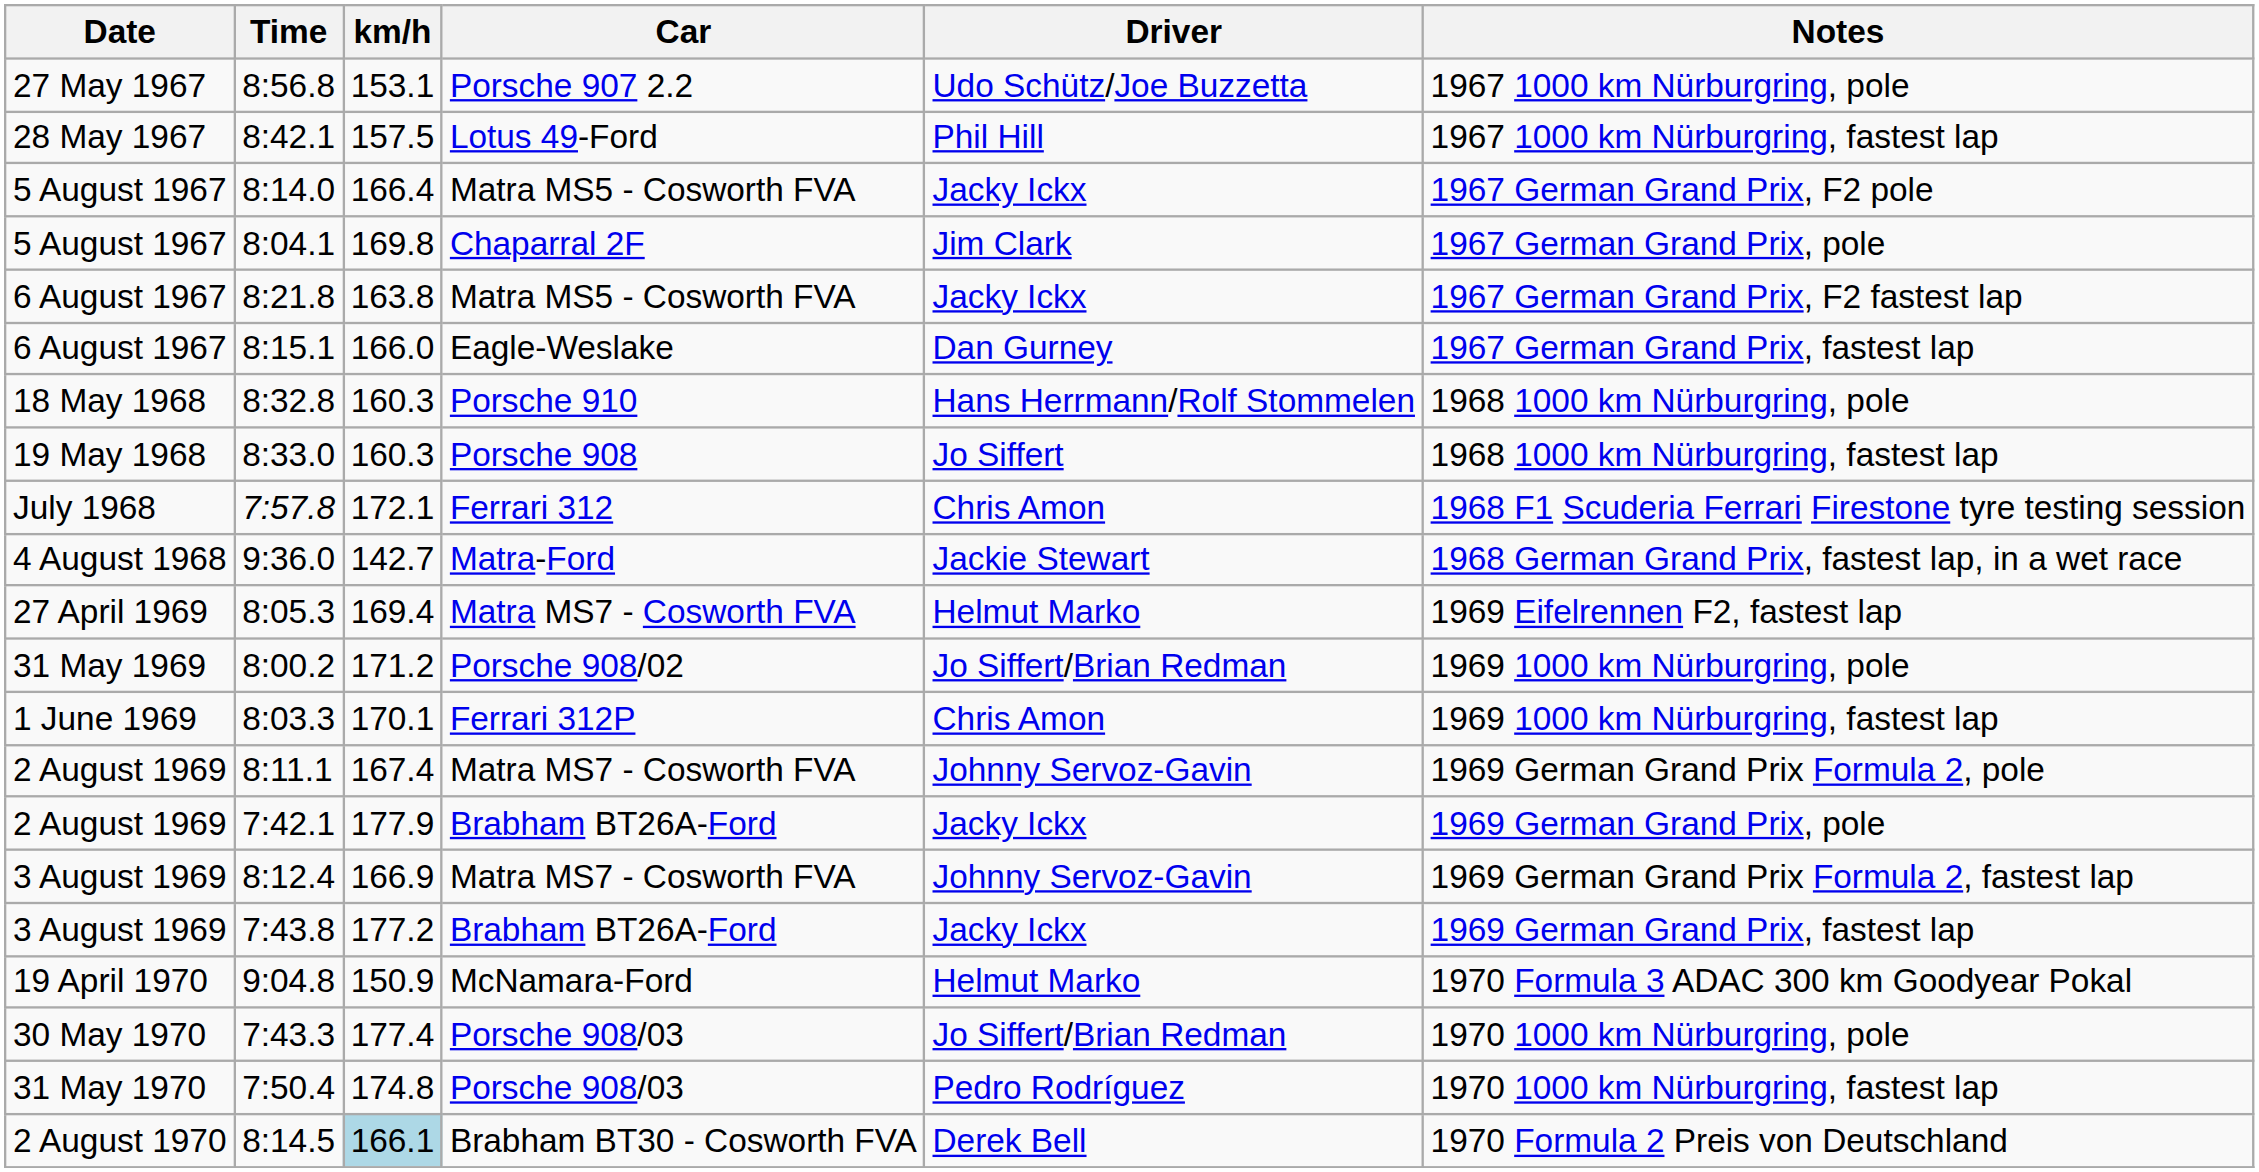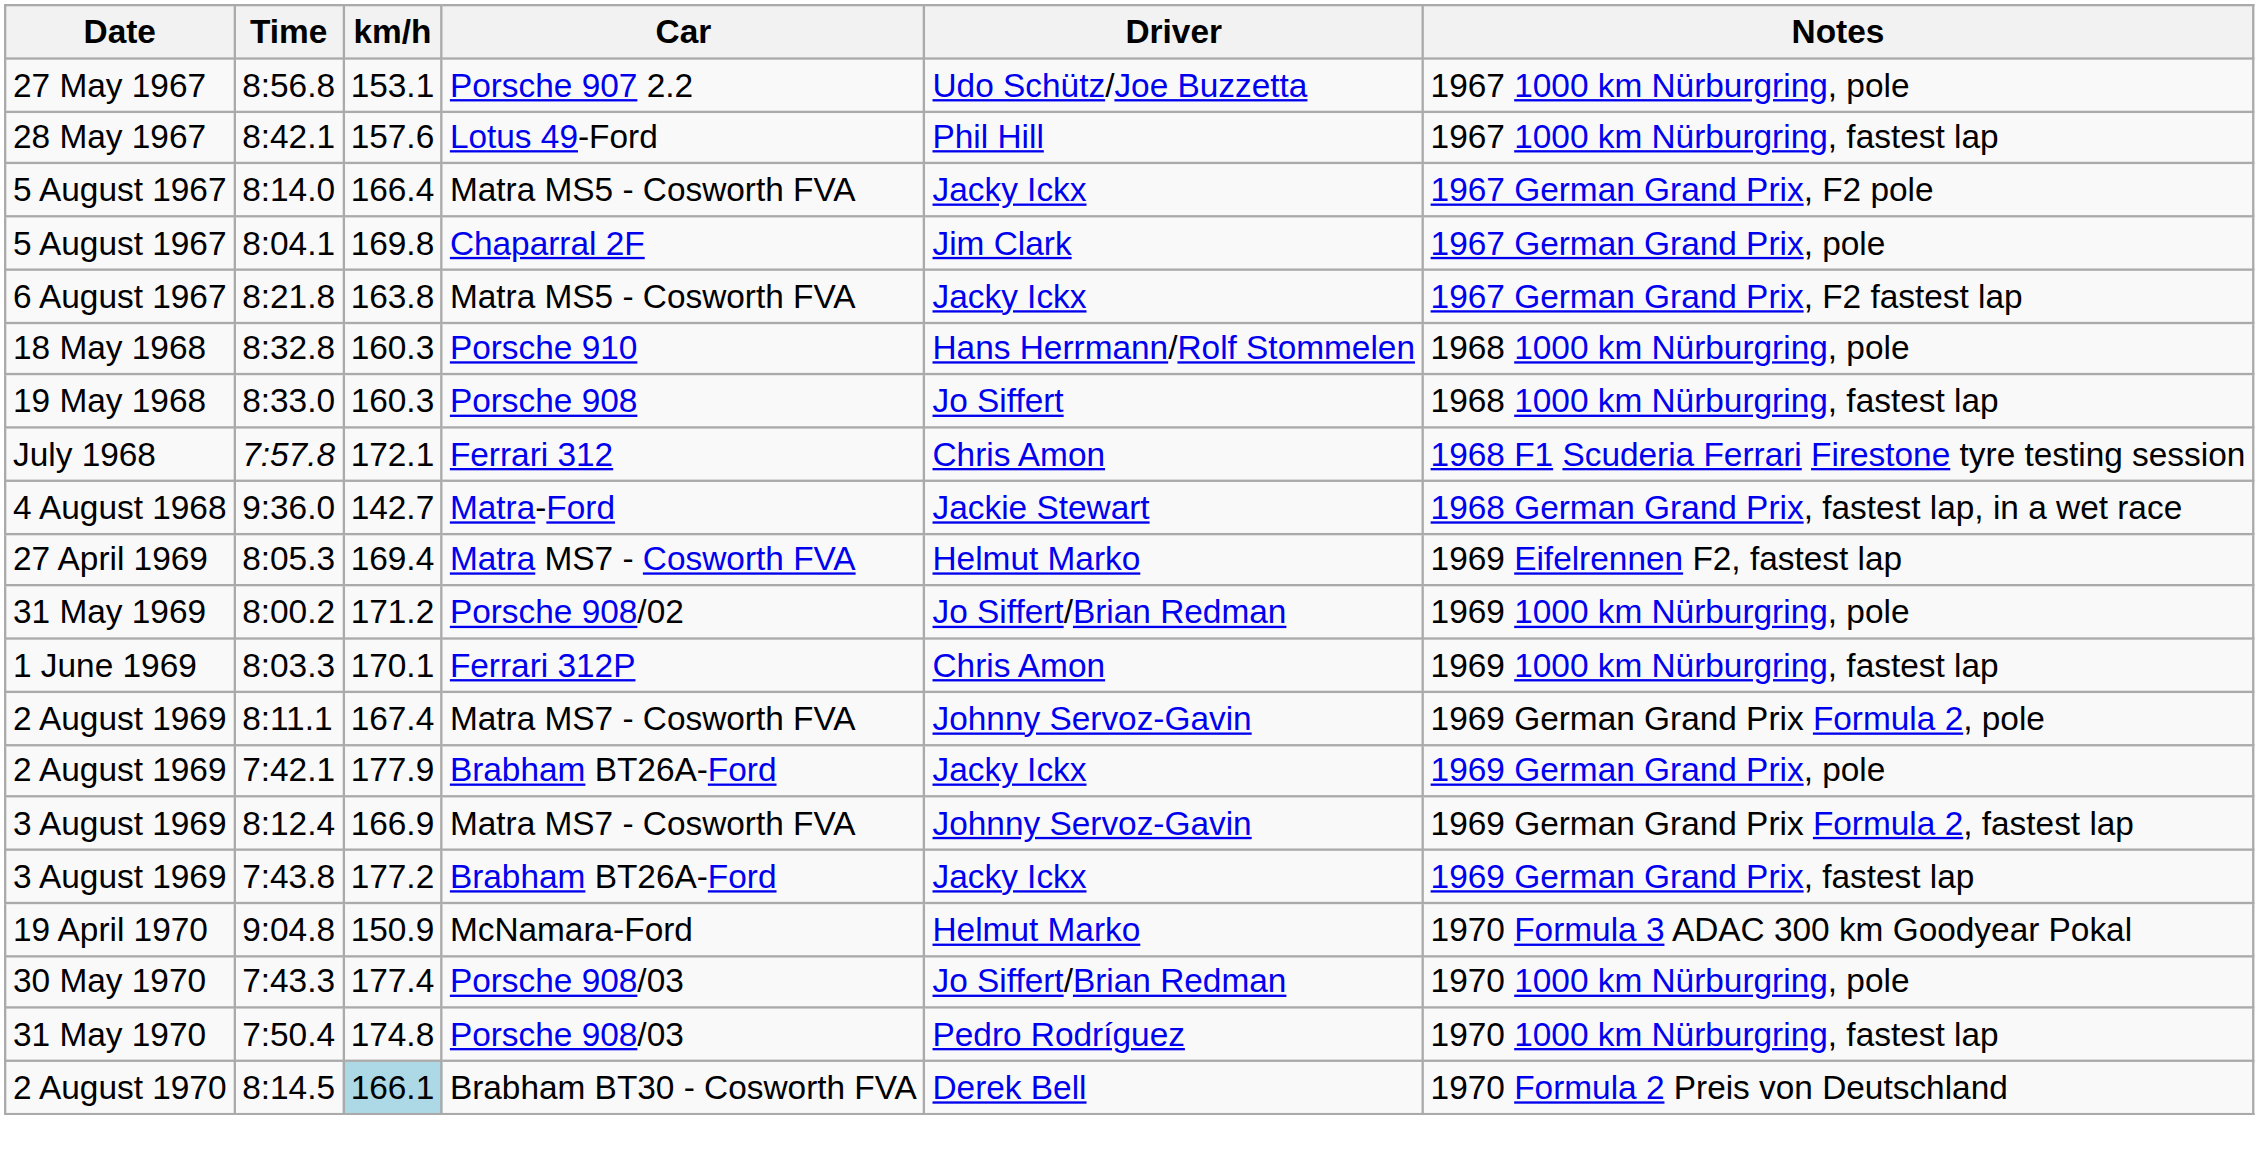(392, 138) 157.5 -> (392, 138) 157.6
- row: (289, 349)
